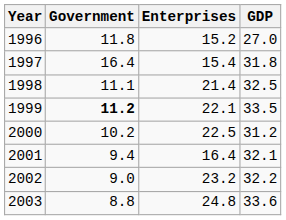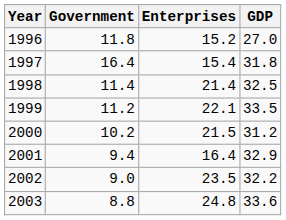(118, 86) 11.1 -> (118, 86) 11.4
(118, 109) bold -> (118, 109) normal
(219, 133) 22.5 -> (219, 133) 21.5
(260, 156) 32.1 -> (260, 156) 32.9
(219, 179) 23.2 -> (219, 179) 23.5
